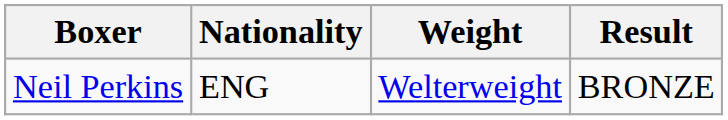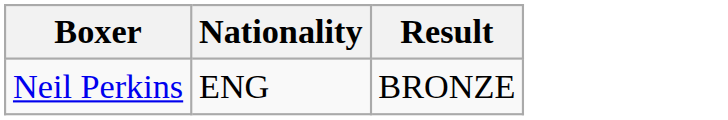- column: (470, 31)
